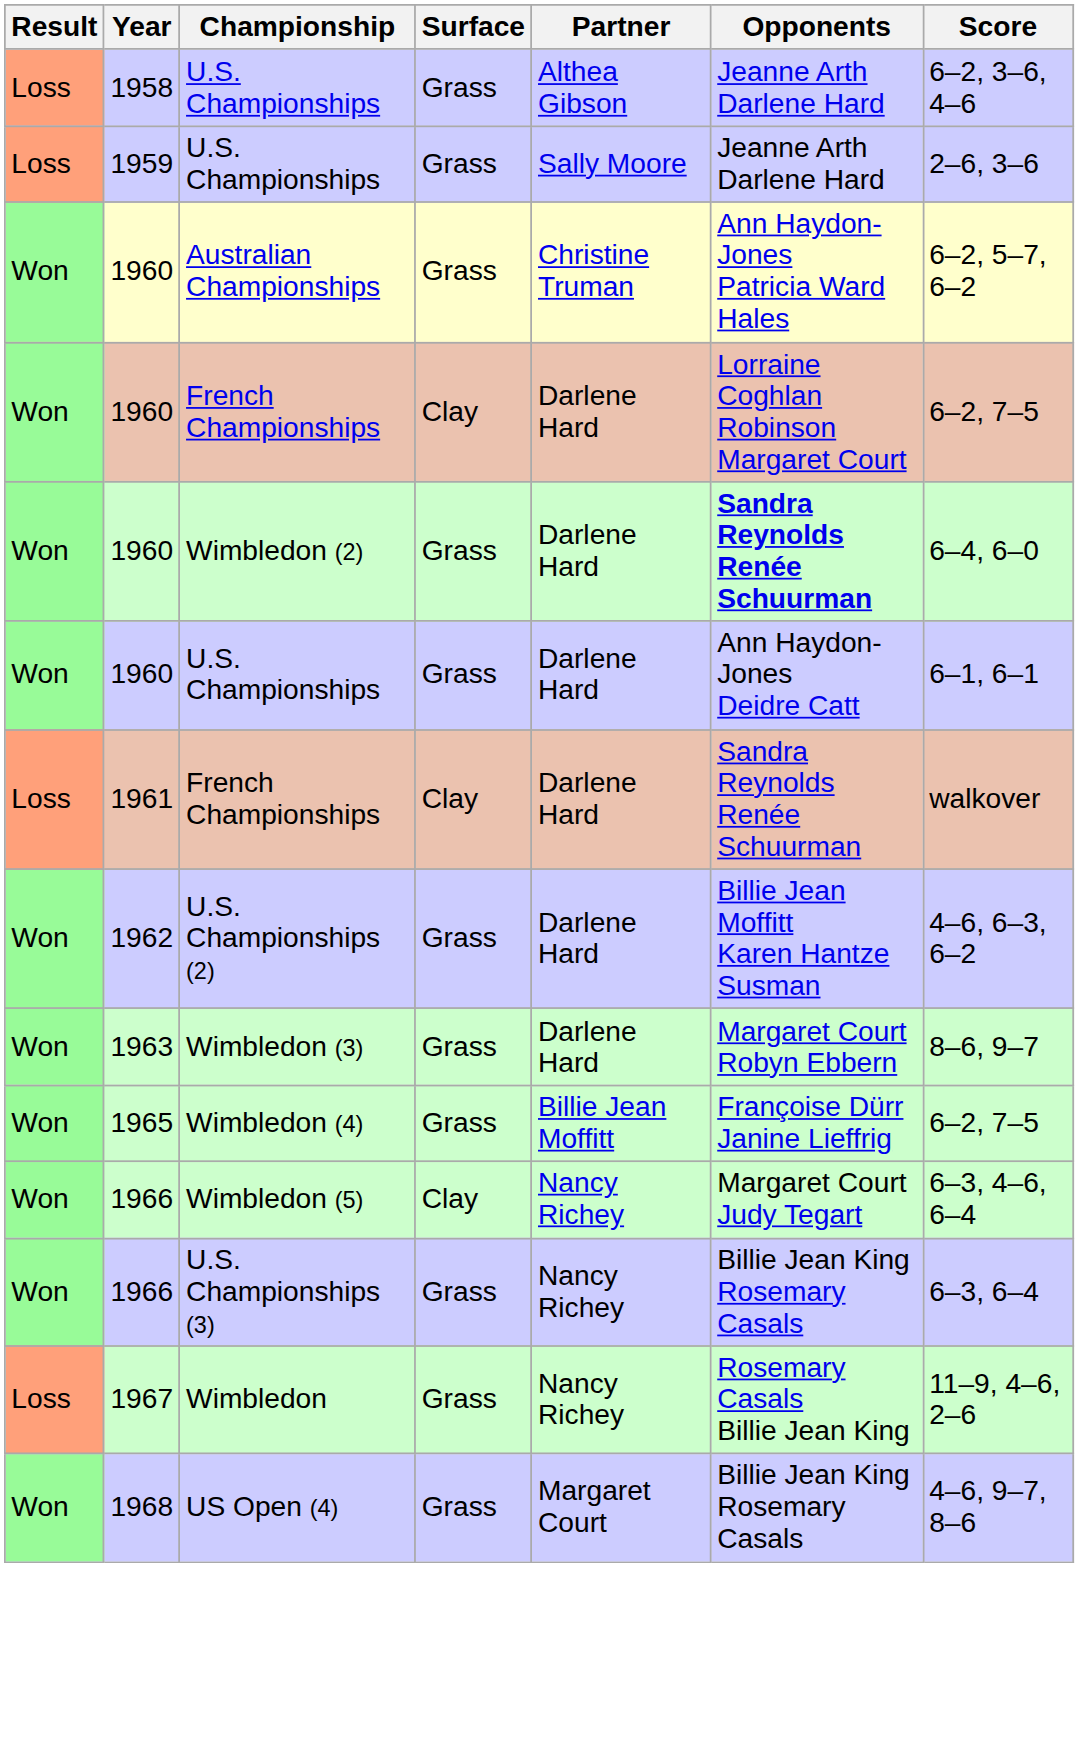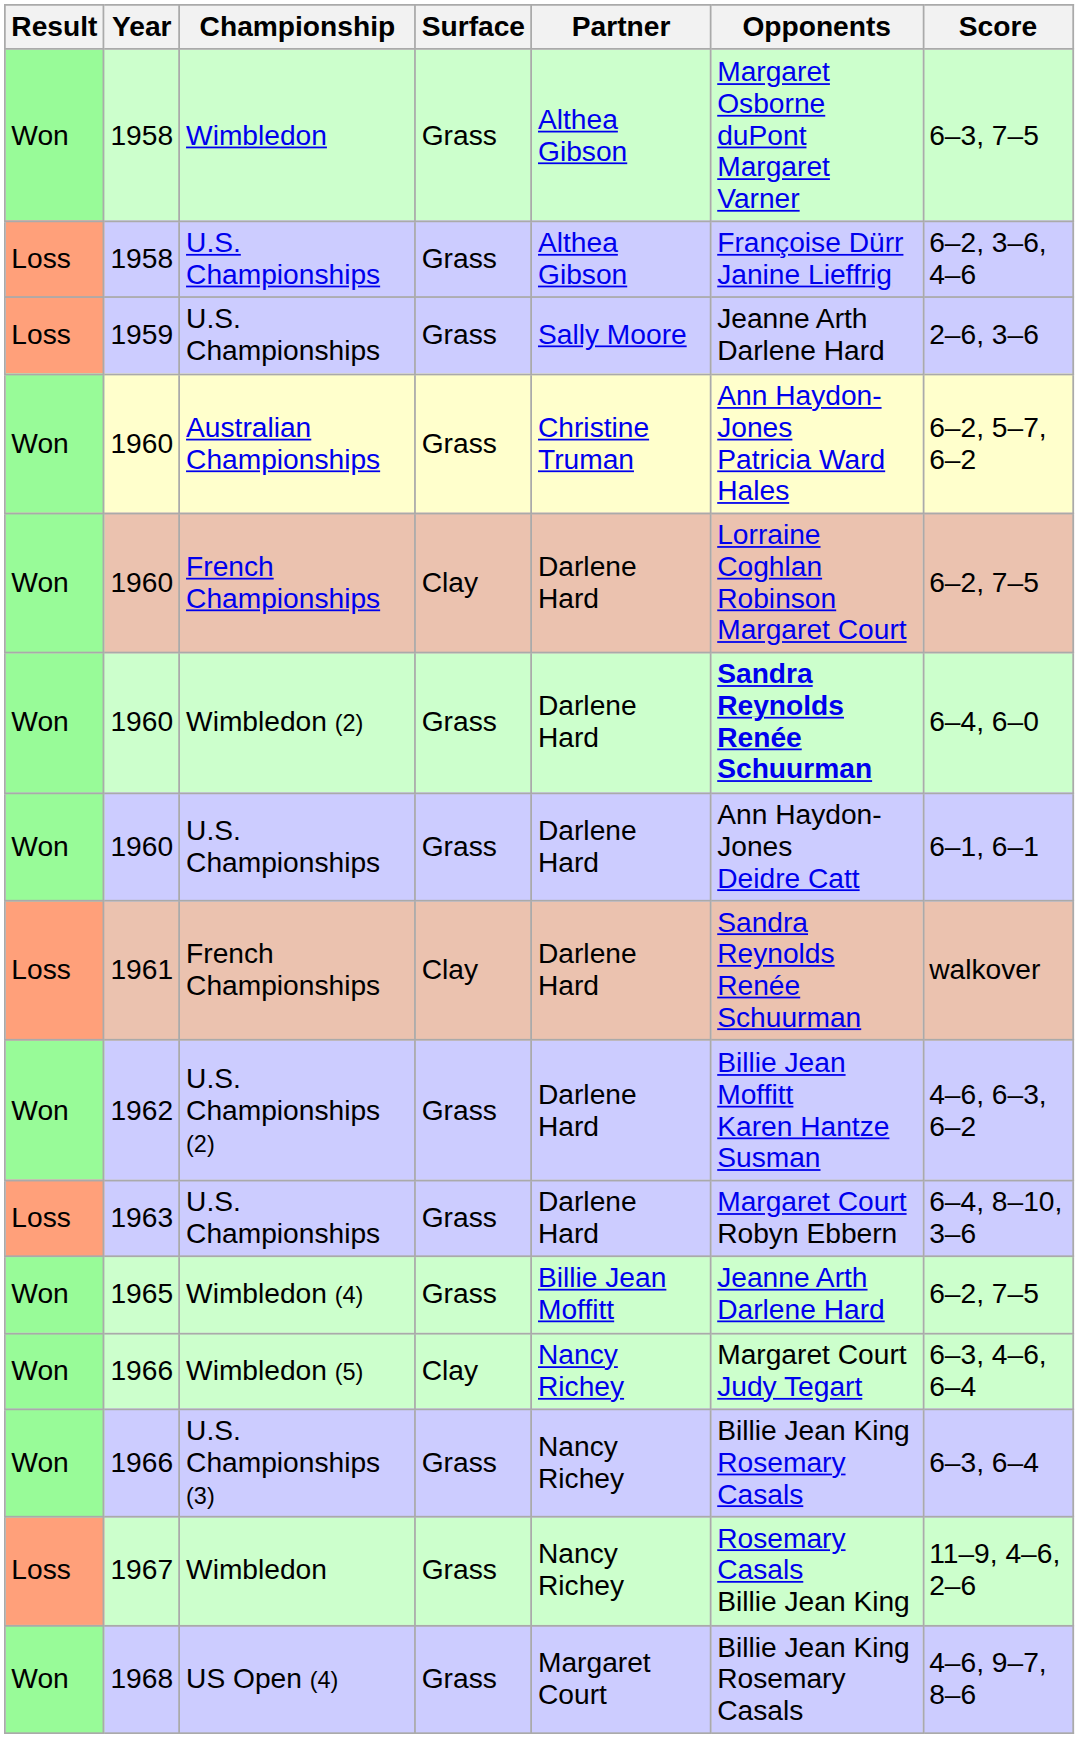+ row: (142, 134)
(801, 87) Jeanne Arth Darlene Hard -> (810, 258) Françoise Dürr Janine Lieffrig
- row: (142, 1046)
+ row: (142, 1217)
(810, 1122) Françoise Dürr Janine Lieffrig -> (801, 1294) Jeanne Arth Darlene Hard
